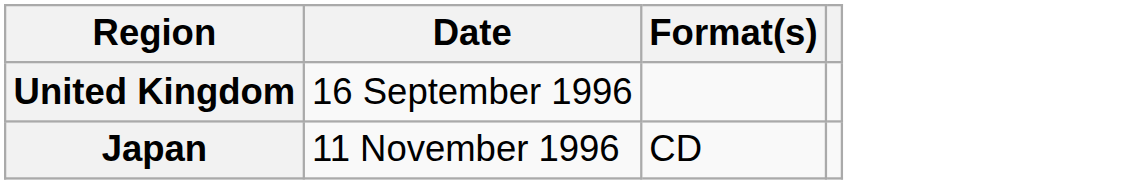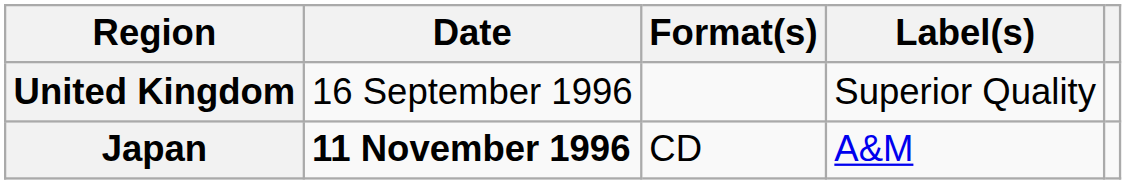+ column: (965, 33)
(466, 149) normal -> (471, 149) bold
